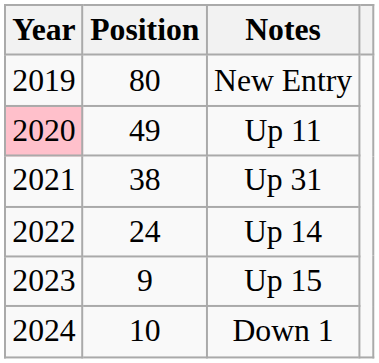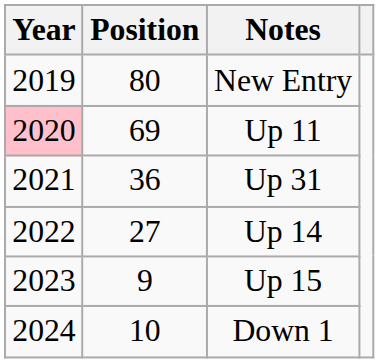(145, 130) 49 -> (145, 130) 69
(145, 180) 38 -> (145, 180) 36
(145, 230) 24 -> (145, 230) 27
